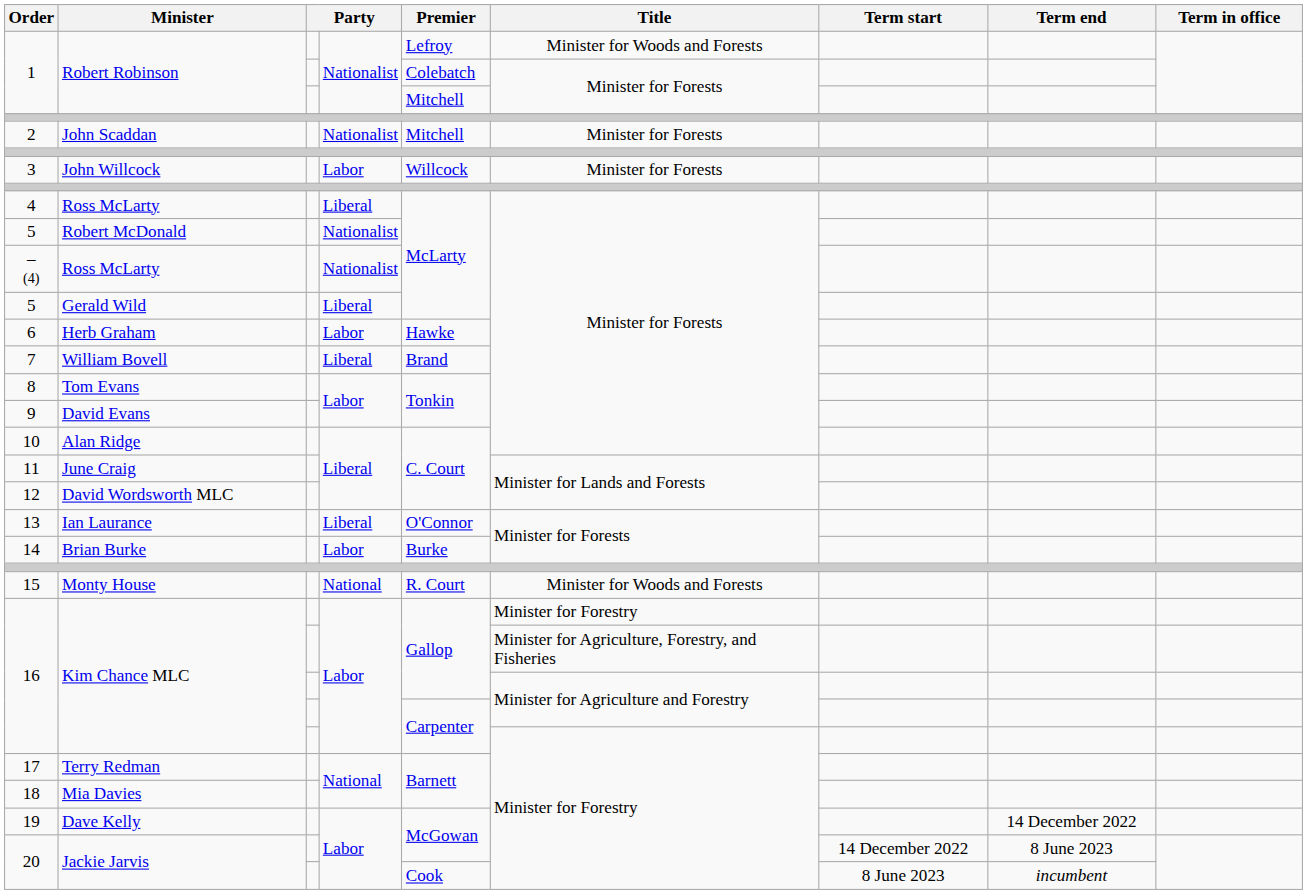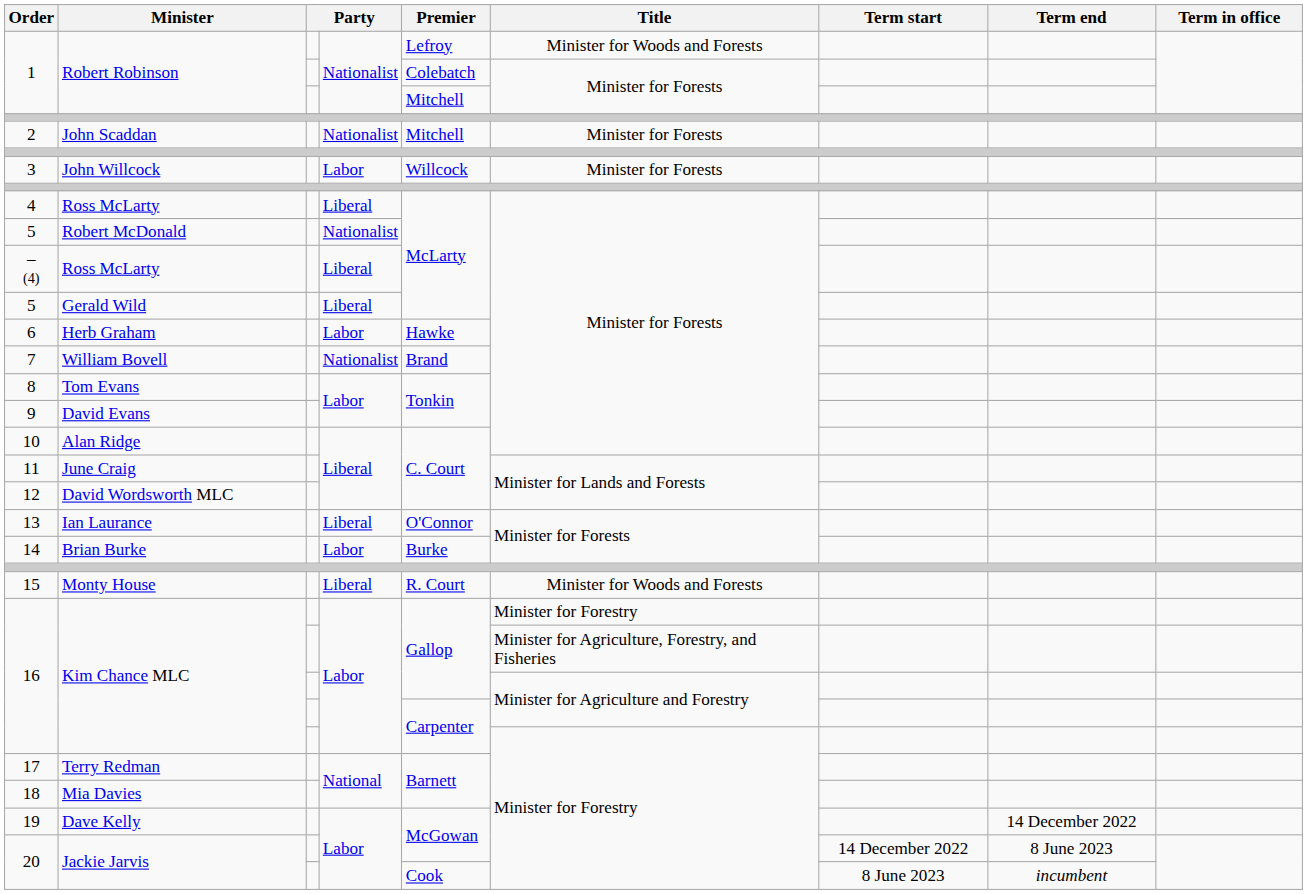(360, 268) Nationalist -> (348, 268) Liberal
(348, 359) Liberal -> (360, 359) Nationalist
(352, 584) National -> (348, 584) Liberal
